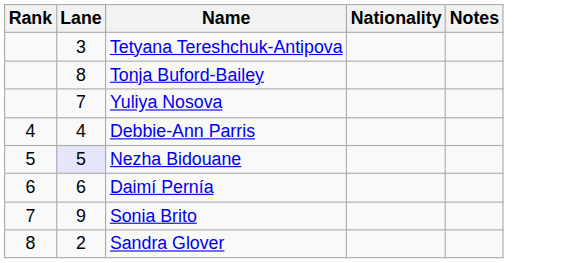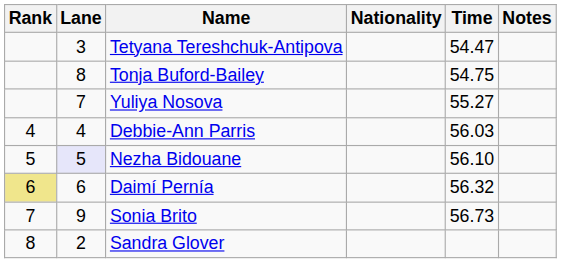+ column: (472, 18)
(30, 187) no background -> (30, 187) khaki background
